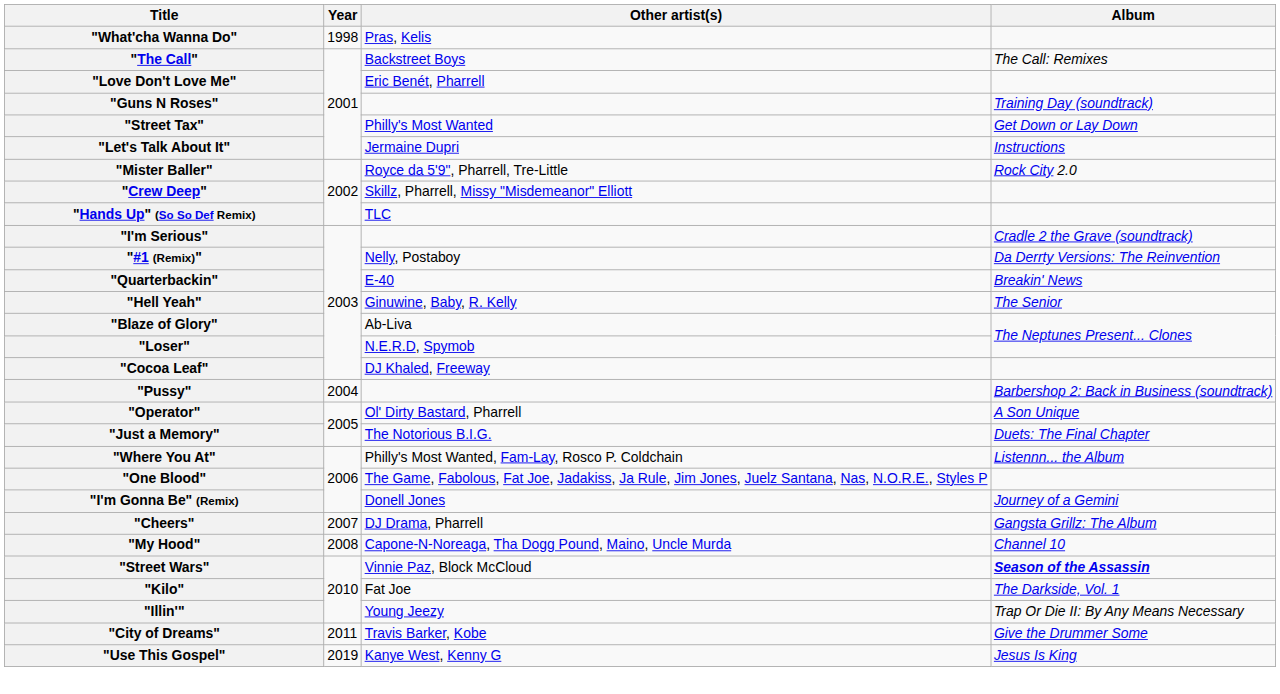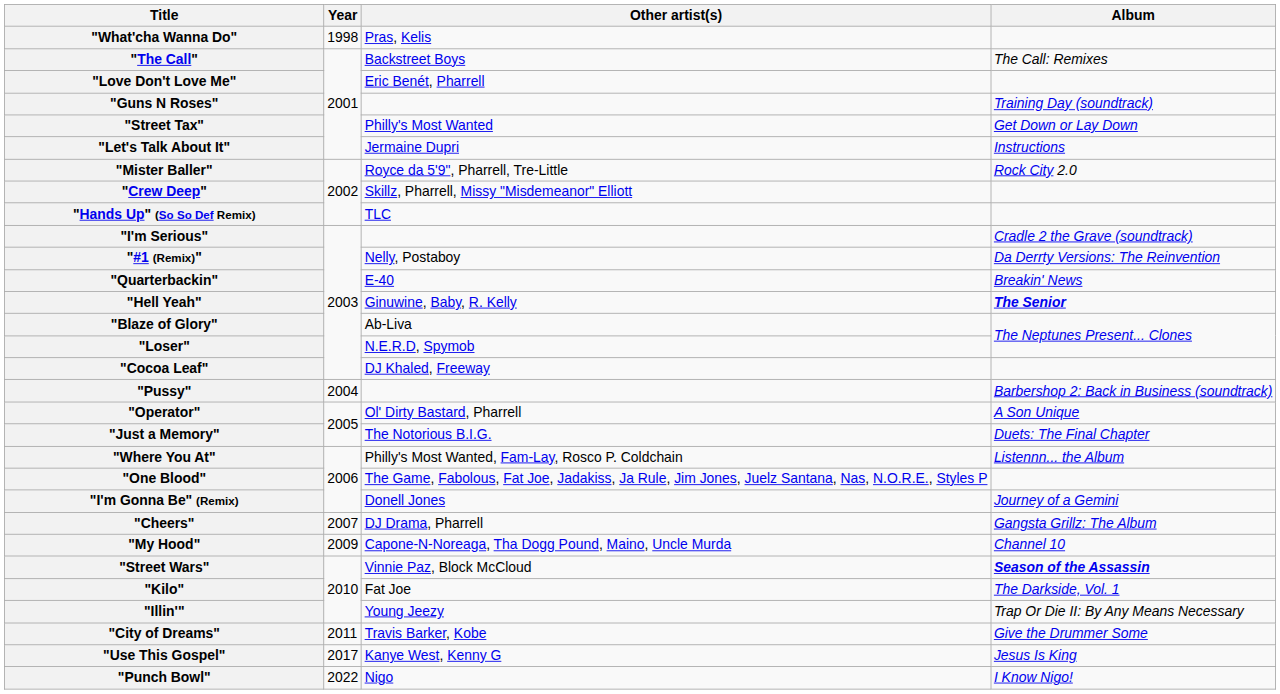(1028, 302) normal -> (1030, 302) bold
(343, 545) 2008 -> (343, 545) 2009
(343, 655) 2019 -> (343, 655) 2017
+ row: (164, 677)
